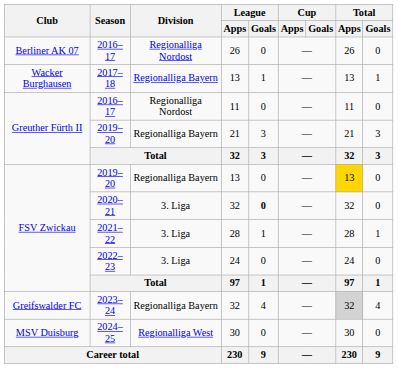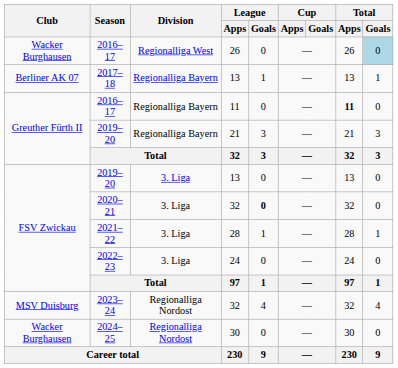(47, 50) Berliner AK 07 -> (47, 50) Wacker Burghausen
(176, 50) Regionalliga Nordost -> (176, 50) Regionalliga West
(378, 50) no background -> (378, 50) lightblue background
(47, 78) Wacker Burghausen -> (47, 78) Berliner AK 07
(176, 106) Regionalliga Nordost -> (176, 106) Regionalliga Bayern
(349, 106) normal -> (349, 106) bold
(176, 178) Regionalliga Bayern -> (176, 178) 3. Liga
(349, 178) gold background -> (349, 178) no background
(47, 305) Greifswalder FC -> (47, 305) MSV Duisburg
(176, 305) Regionalliga Bayern -> (176, 305) Regionalliga Nordost
(349, 305) lightgrey background -> (349, 305) no background
(47, 333) MSV Duisburg -> (47, 333) Wacker Burghausen
(176, 333) Regionalliga West -> (176, 333) Regionalliga Nordost
